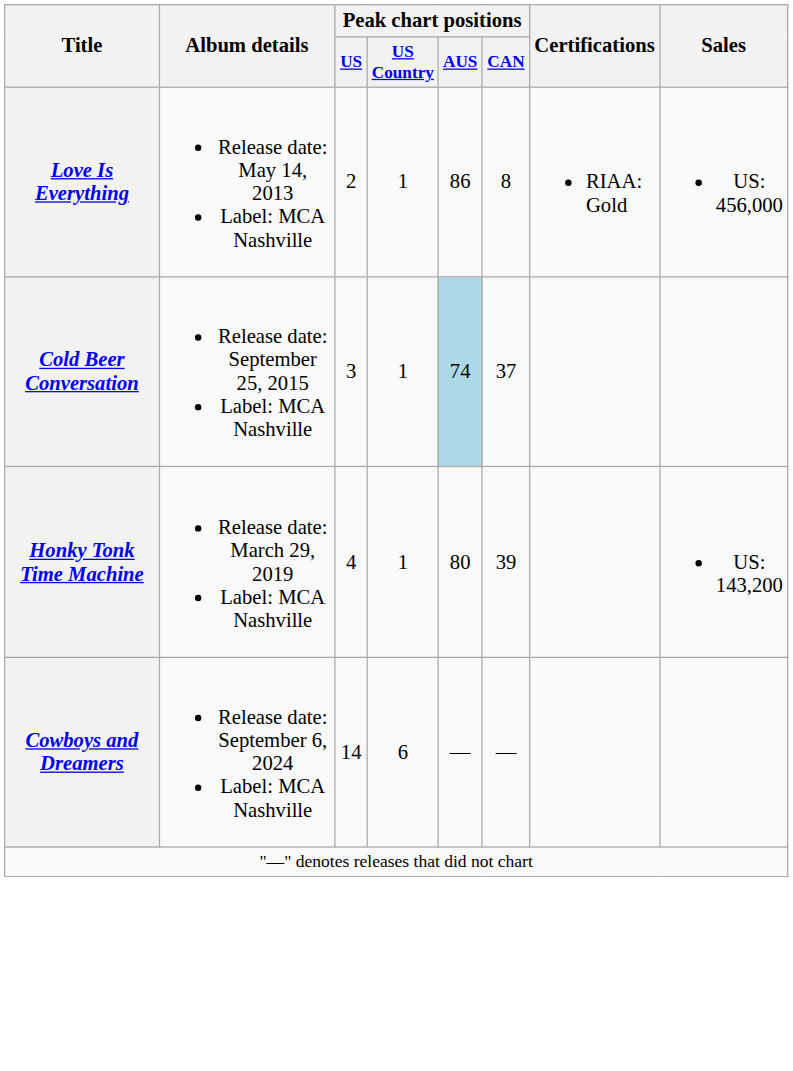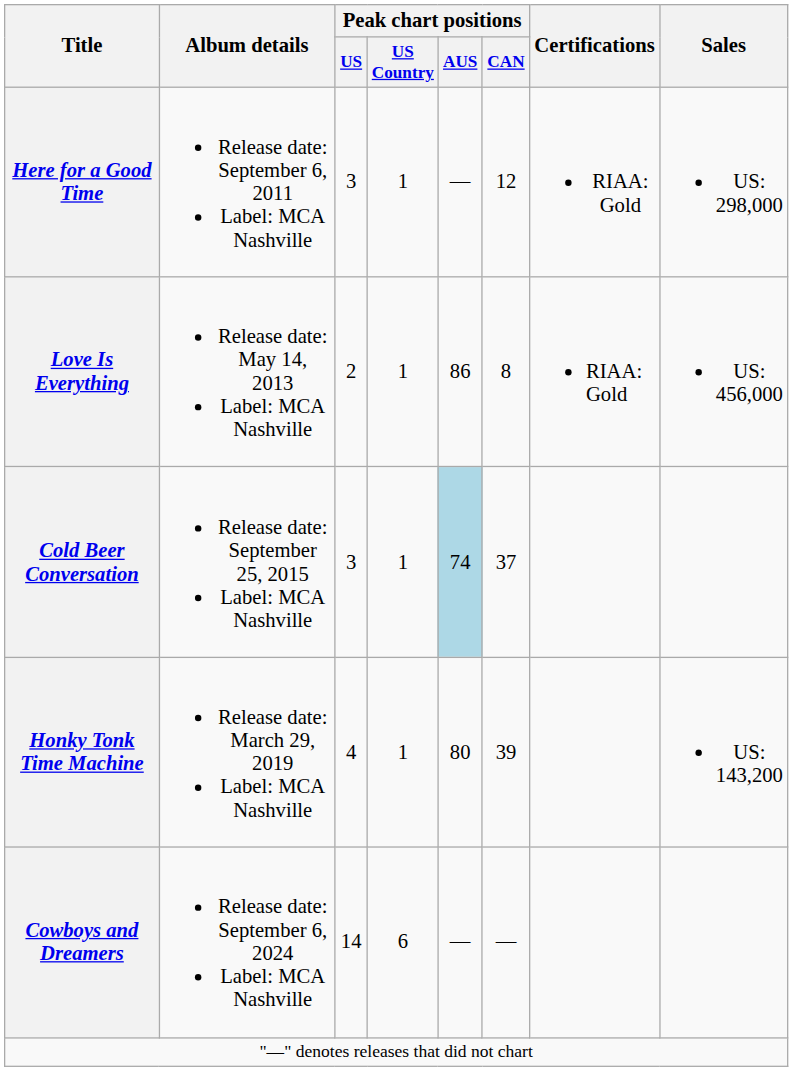+ row: (82, 181)
